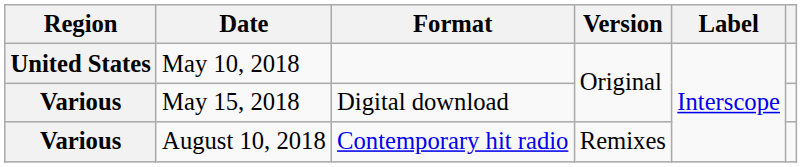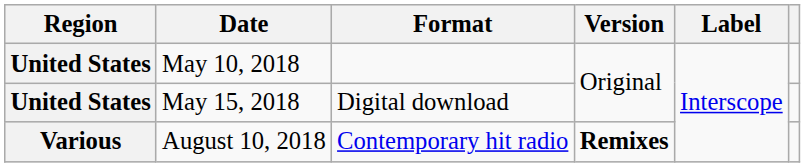(81, 102) Various -> (81, 102) United States
(623, 141) normal -> (624, 141) bold
